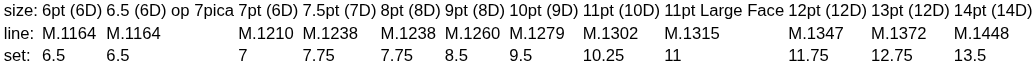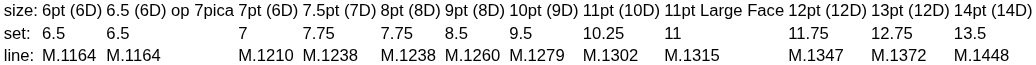rows swapped: (17, 56) <-> (19, 33)
